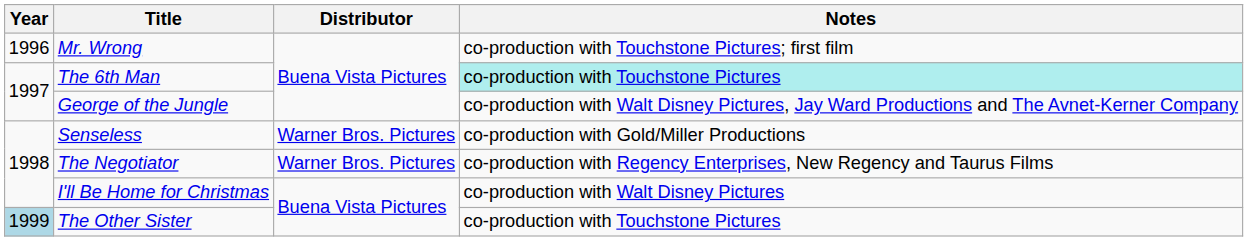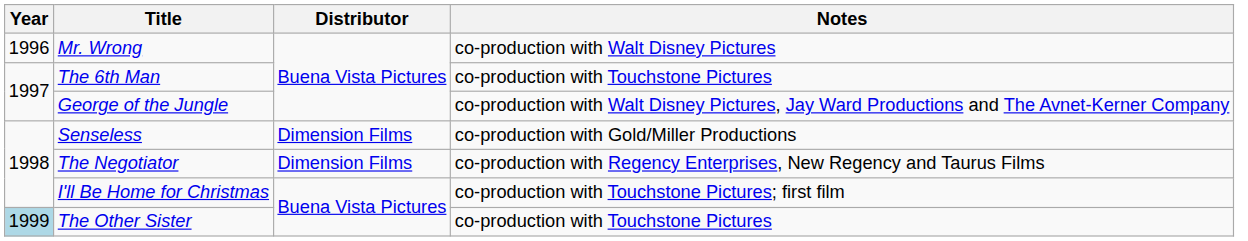(659, 47) co-production with Touchstone Pictures; first film -> (615, 47) co-production with Walt Disney Pictures
(622, 76) paleturquoise background -> (613, 76) no background
(366, 134) Warner Bros. Pictures -> (345, 134) Dimension Films
(366, 163) Warner Bros. Pictures -> (345, 163) Dimension Films
(624, 192) co-production with Walt Disney Pictures -> (650, 192) co-production with Touchstone Pictures; first film
